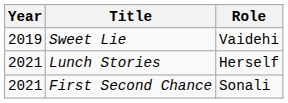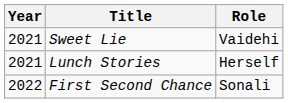(25, 40) 2019 -> (25, 40) 2021
(25, 86) 2021 -> (25, 86) 2022
